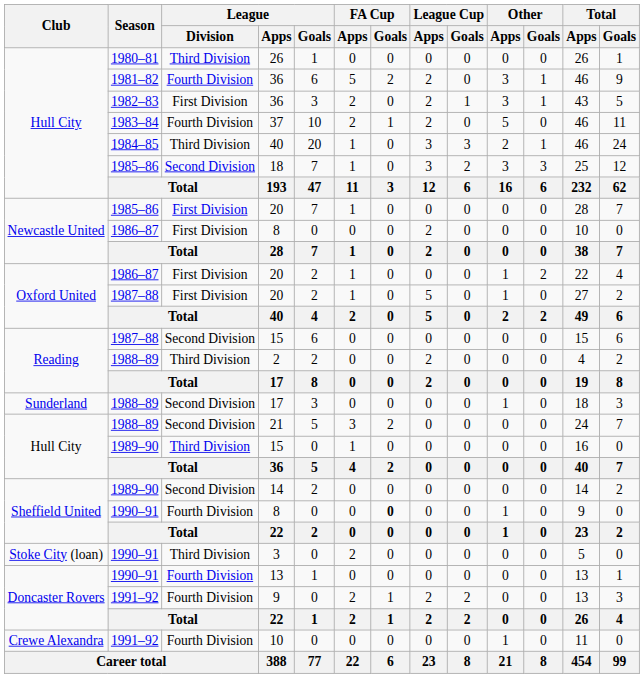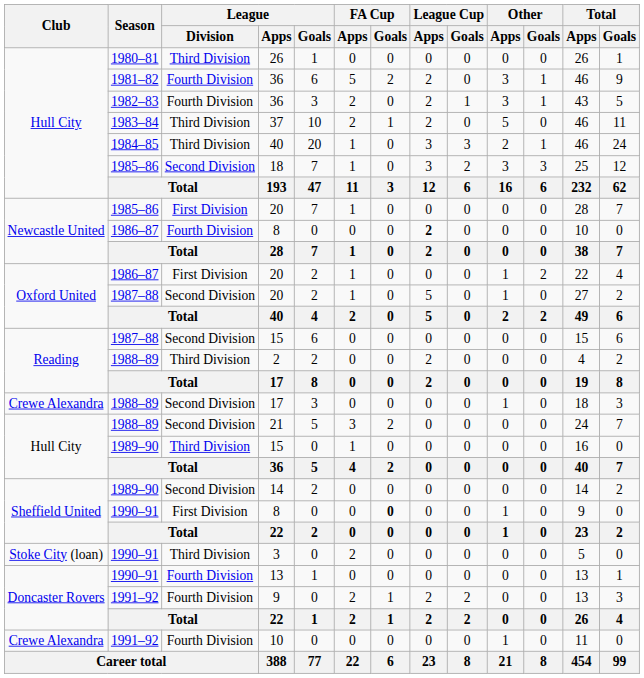(210, 101) First Division -> (210, 101) Fourth Division
(210, 123) Fourth Division -> (210, 123) Third Division
(210, 230) First Division -> (210, 230) Fourth Division
(429, 230) normal -> (429, 230) bold
(210, 295) First Division -> (210, 295) Second Division
(56, 403) Sunderland -> (56, 403) Crewe Alexandra
(210, 511) Fourth Division -> (210, 511) First Division
